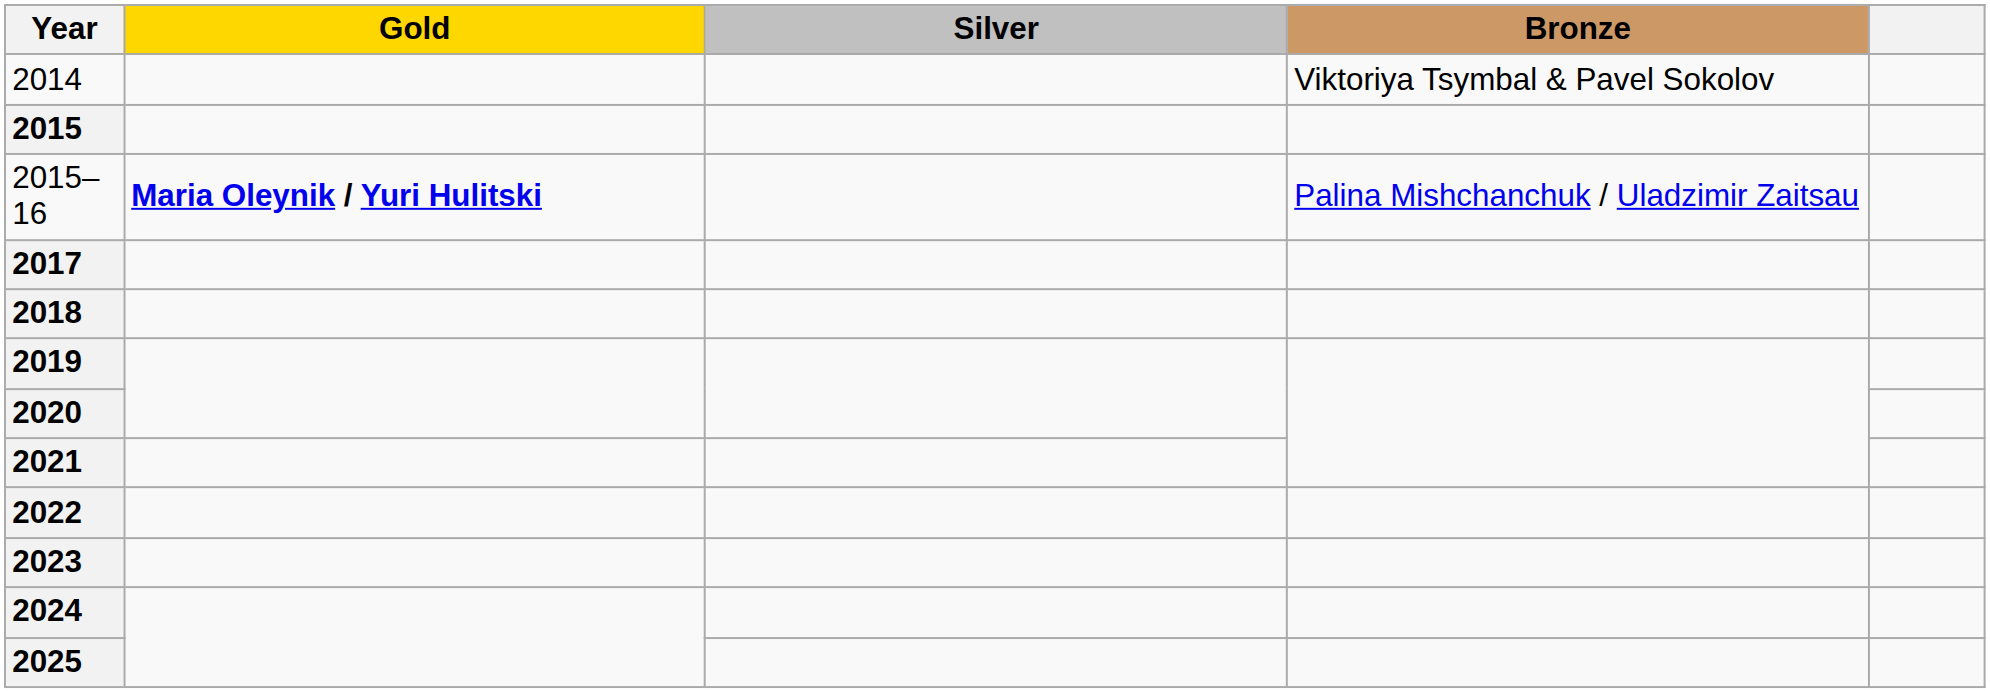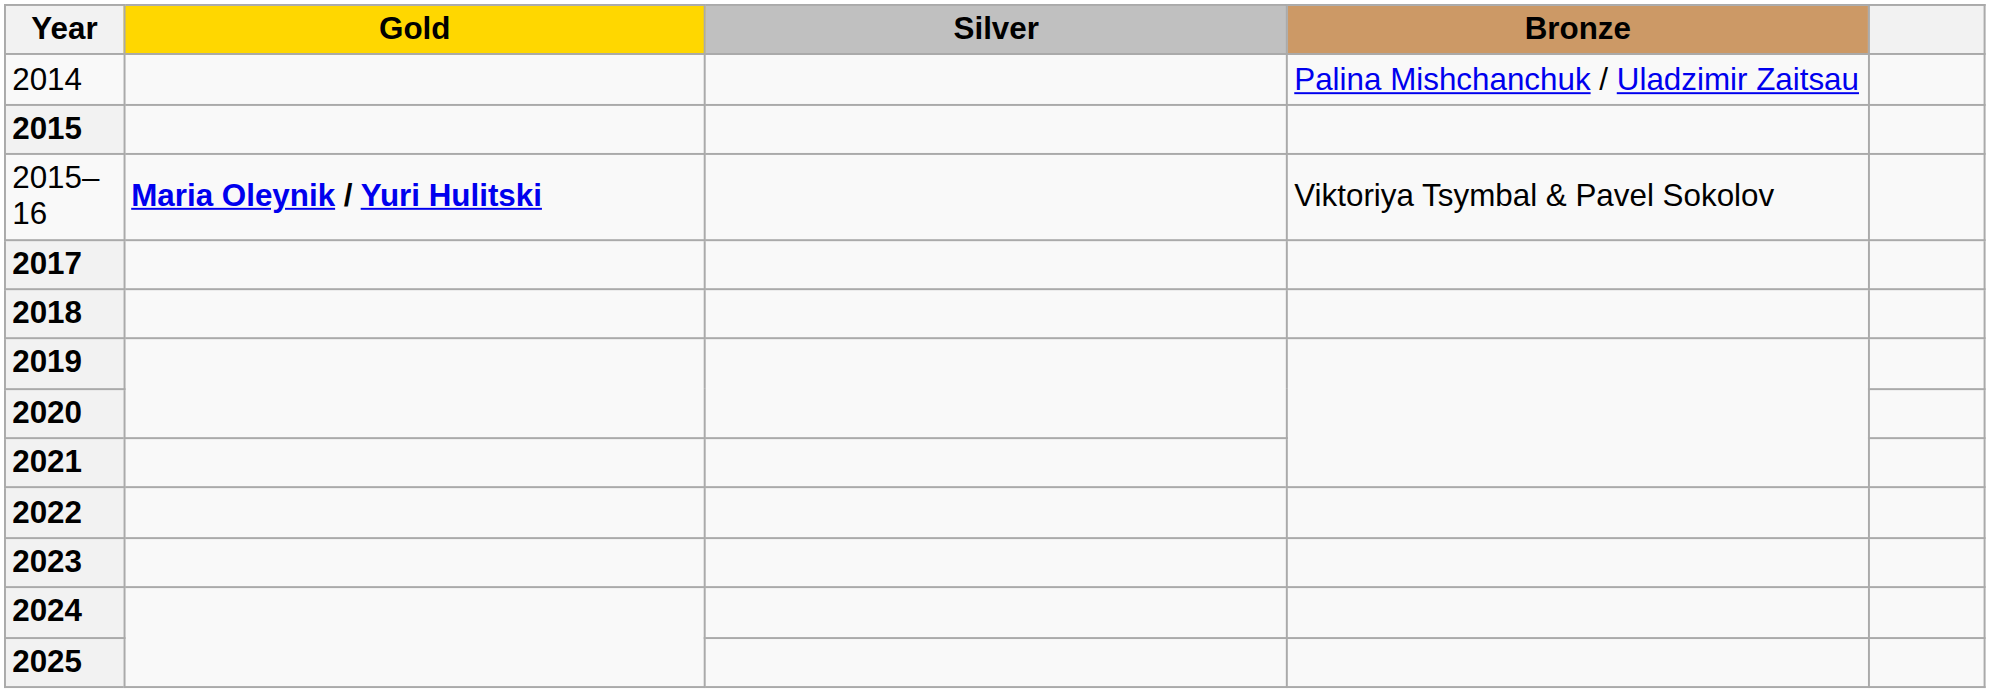(1534, 79) Viktoriya Tsymbal & Pavel Sokolov -> (1577, 79) Palina Mishchanchuk / Uladzimir Zaitsau
(1577, 196) Palina Mishchanchuk / Uladzimir Zaitsau -> (1534, 196) Viktoriya Tsymbal & Pavel Sokolov
